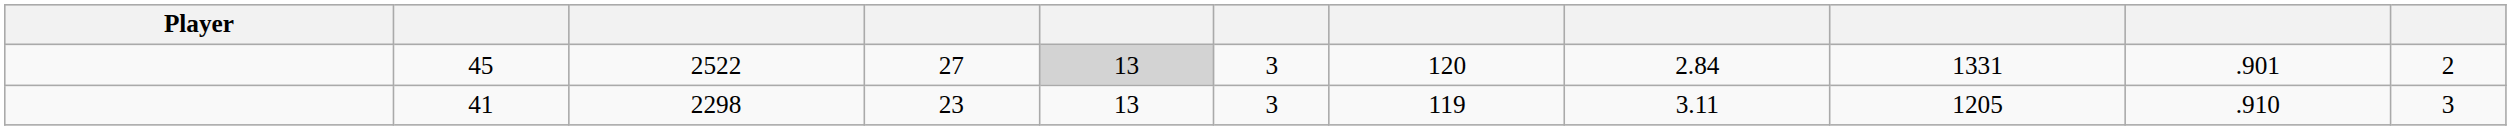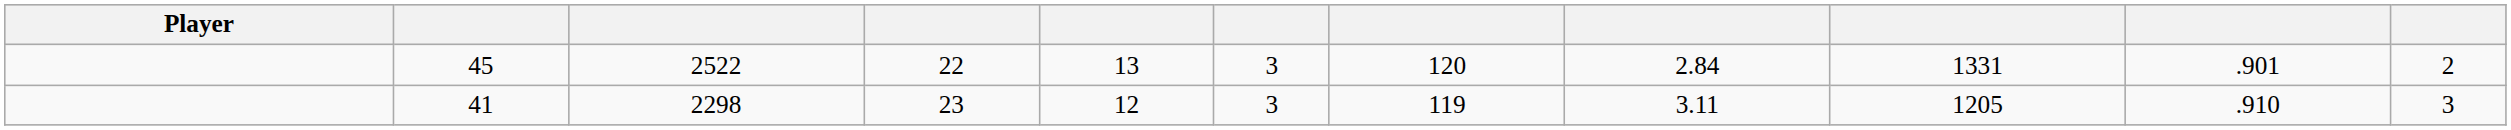(951, 64) 27 -> (951, 64) 22
(1127, 64) lightgrey background -> (1127, 64) no background
(1127, 104) 13 -> (1127, 104) 12
